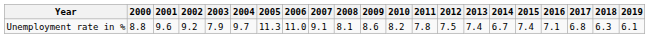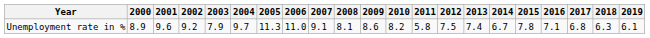(138, 26) 8.8 -> (138, 26) 8.9
(422, 26) 7.8 -> (422, 26) 5.8
(526, 26) 7.4 -> (526, 26) 7.8
